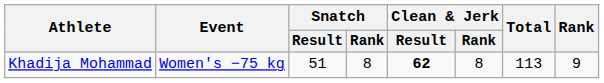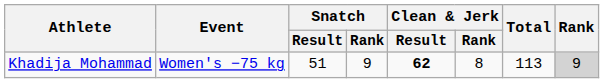(367, 64) 8 -> (367, 64) 9
(576, 64) no background -> (576, 64) lightgrey background
